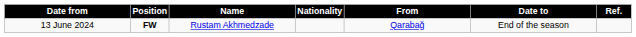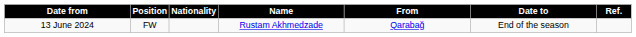columns swapped: (320, 12) <-> (232, 12)
(150, 26) bold -> (150, 26) normal
